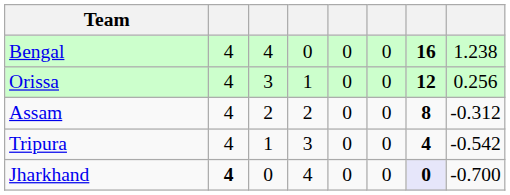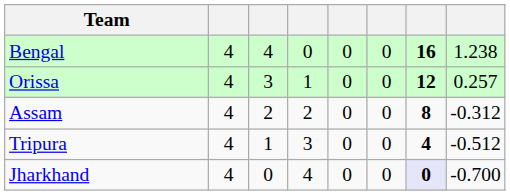(475, 81) 0.256 -> (475, 81) 0.257
(476, 143) -0.542 -> (476, 143) -0.512
(229, 174) bold -> (229, 174) normal
